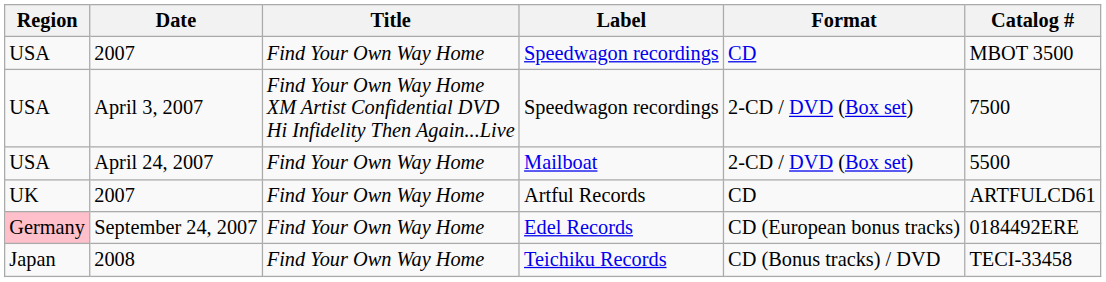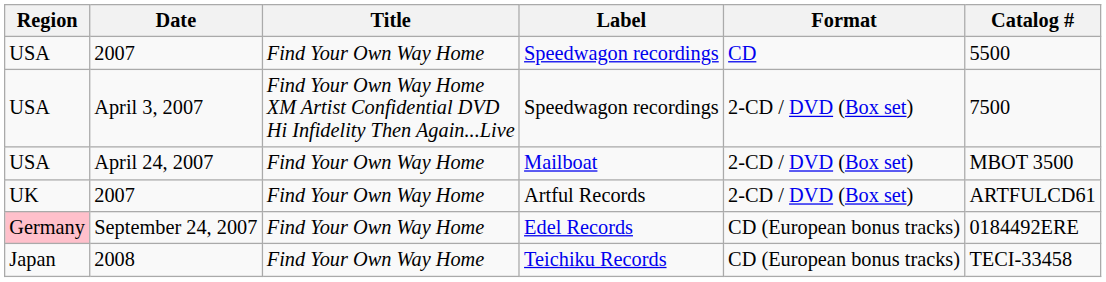(1021, 52) MBOT 3500 -> (990, 52) 5500
(990, 163) 5500 -> (1021, 163) MBOT 3500
(742, 195) CD -> (821, 195) 2-CD / DVD (Box set)
(834, 259) CD (Bonus tracks) / DVD -> (844, 259) CD (European bonus tracks)
